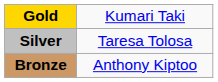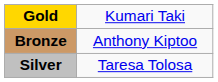rows swapped: (41, 41) <-> (41, 65)
